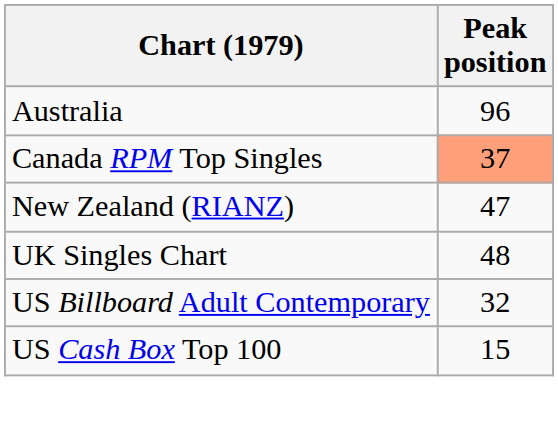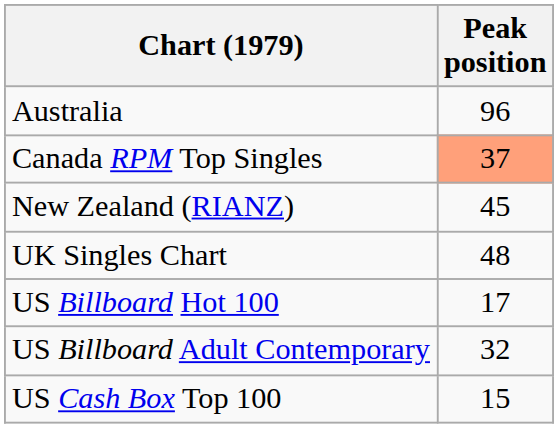(495, 206) 47 -> (495, 206) 45
+ row: (145, 302)
